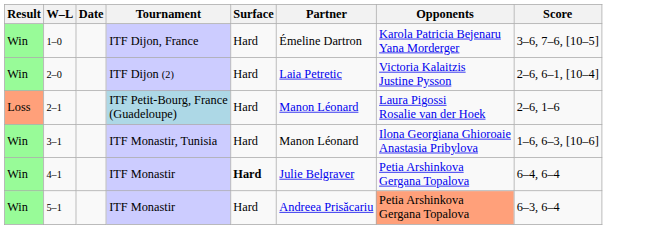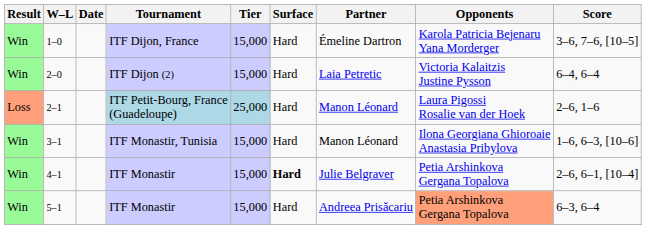+ column: (250, 14)
(558, 74) 2–6, 6–1, [10–4] -> (578, 74) 6–4, 6–4
(538, 174) 6–4, 6–4 -> (597, 174) 2–6, 6–1, [10–4]
